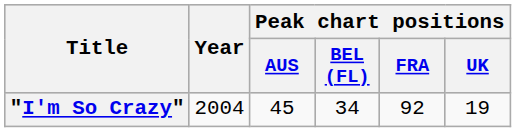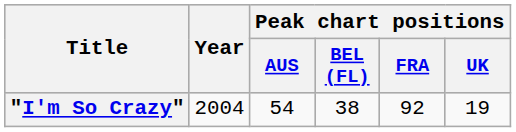(282, 110) 45 -> (282, 110) 54
(347, 110) 34 -> (347, 110) 38
